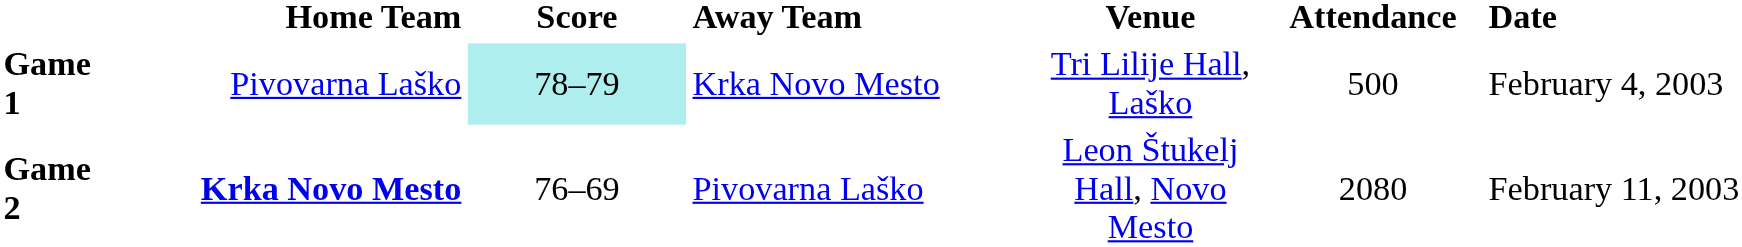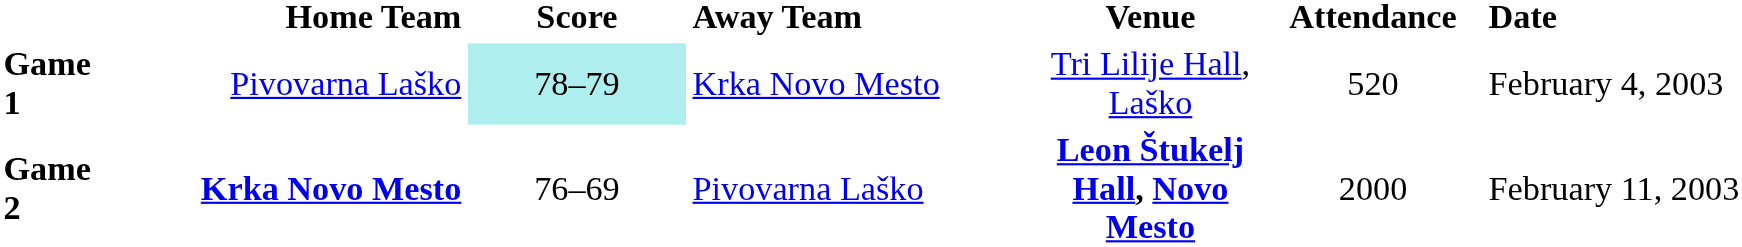(1373, 83) 500 -> (1373, 83) 520
(1150, 188) normal -> (1150, 188) bold
(1373, 188) 2080 -> (1373, 188) 2000
